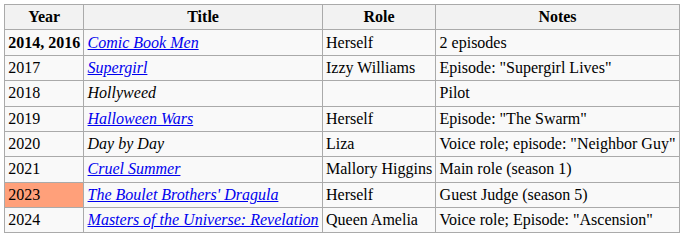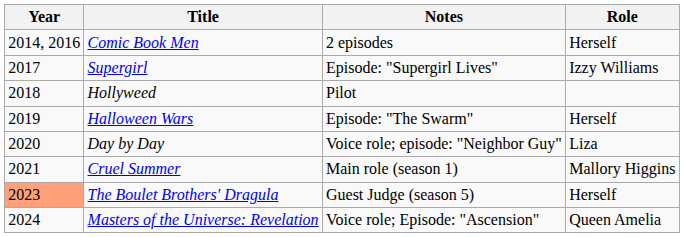columns swapped: (379, 17) <-> (557, 17)
(44, 42) bold -> (44, 42) normal
